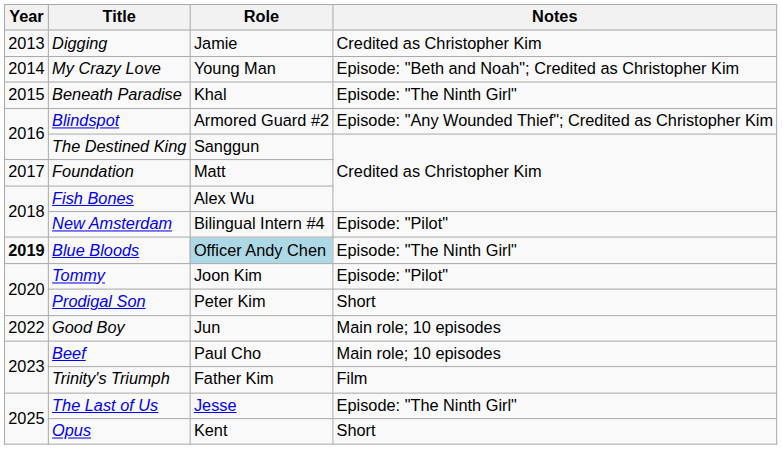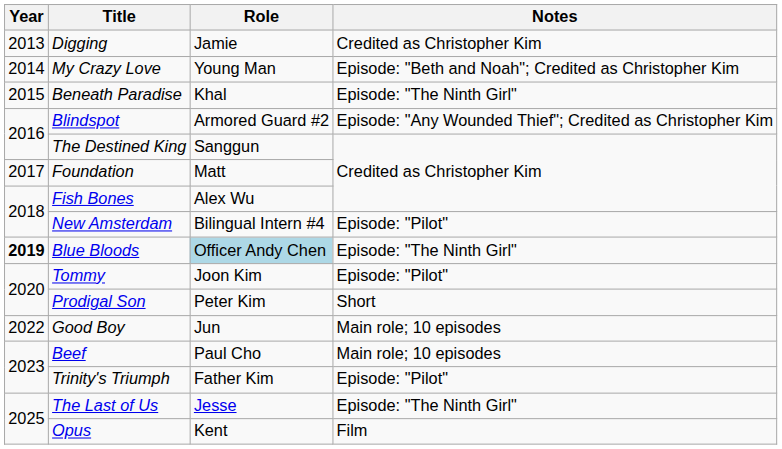(352, 379) Film -> (392, 379) Episode: "Pilot"
(356, 431) Short -> (352, 431) Film
